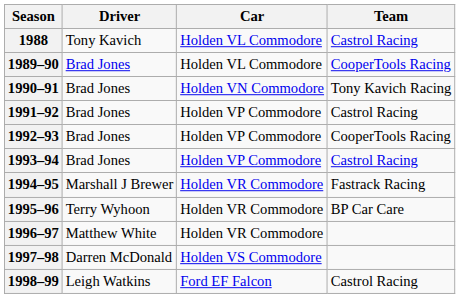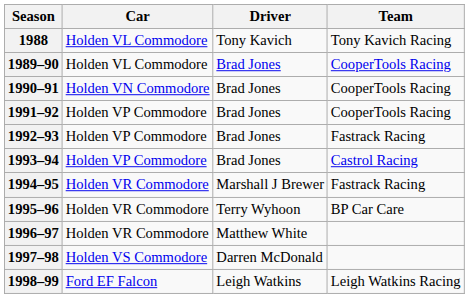columns swapped: (120, 16) <-> (252, 16)
(374, 40) Castrol Racing -> (391, 40) Tony Kavich Racing
(391, 88) Tony Kavich Racing -> (391, 88) CooperTools Racing
(374, 112) Castrol Racing -> (391, 112) CooperTools Racing
(391, 137) CooperTools Racing -> (378, 137) Fastrack Racing
(374, 281) Castrol Racing -> (396, 281) Leigh Watkins Racing
